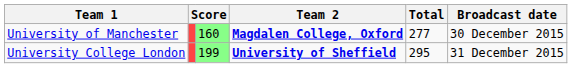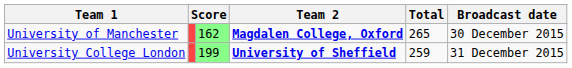(209, 33) 160 -> (209, 33) 162
(419, 33) 277 -> (419, 33) 265
(419, 53) 295 -> (419, 53) 259
